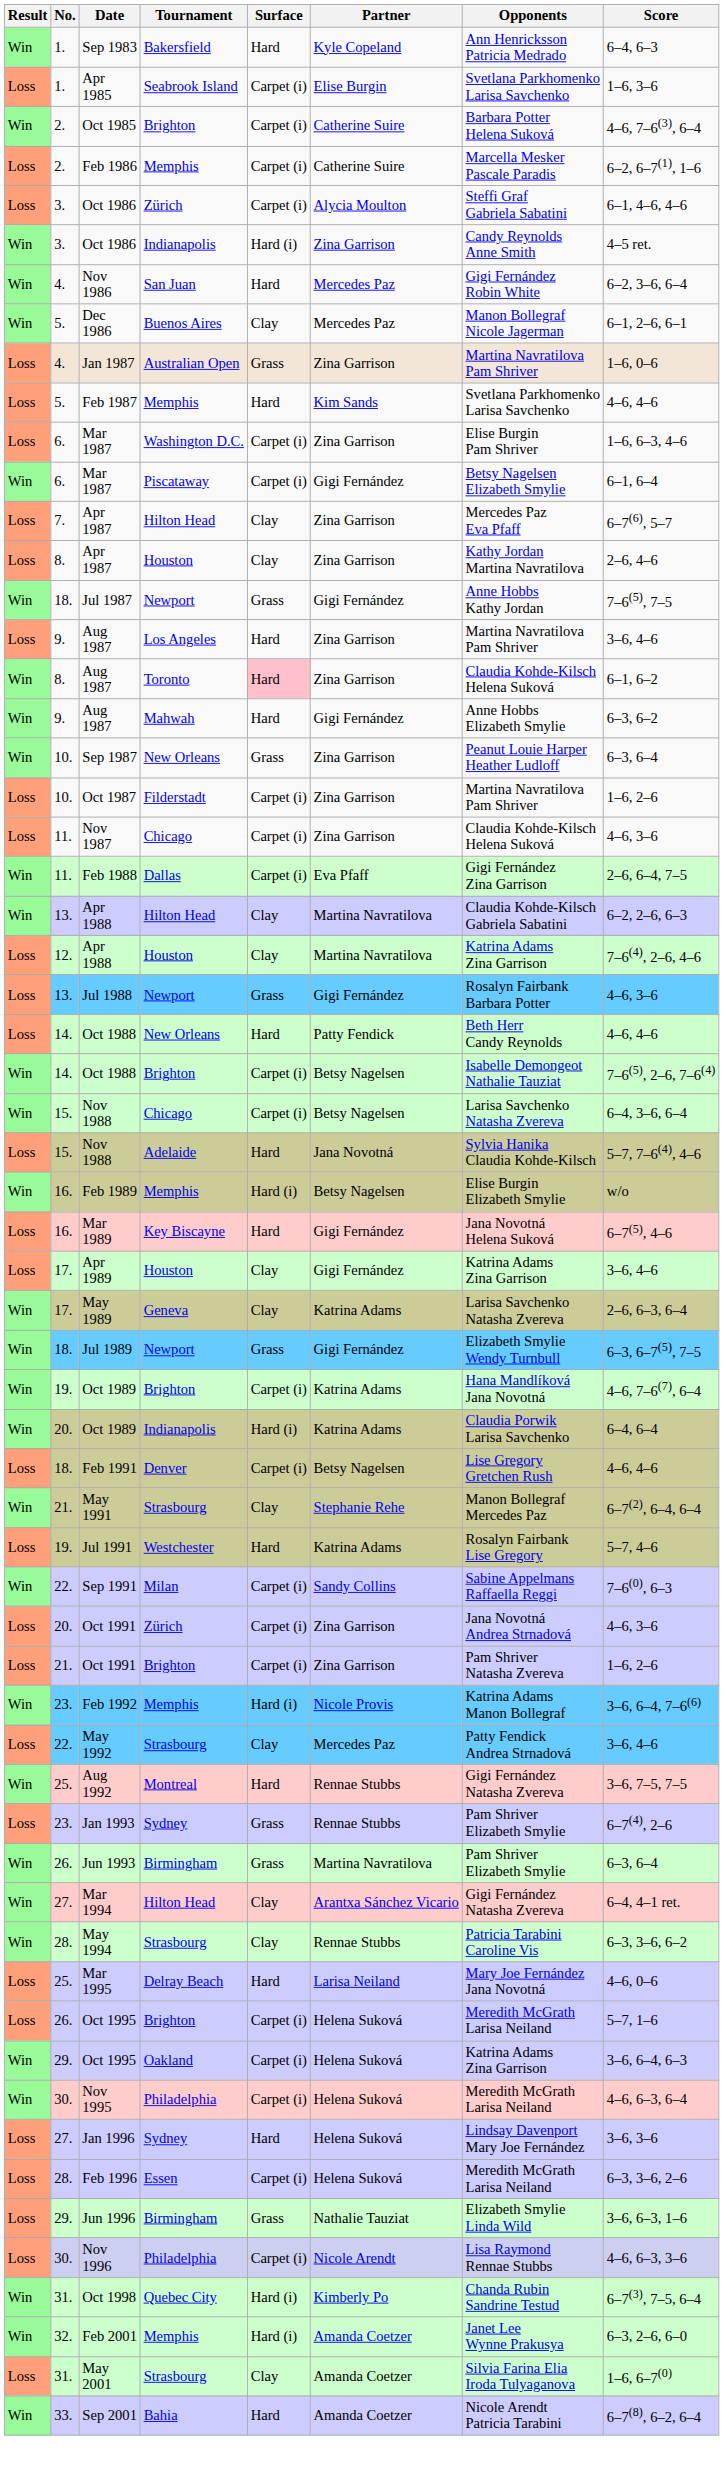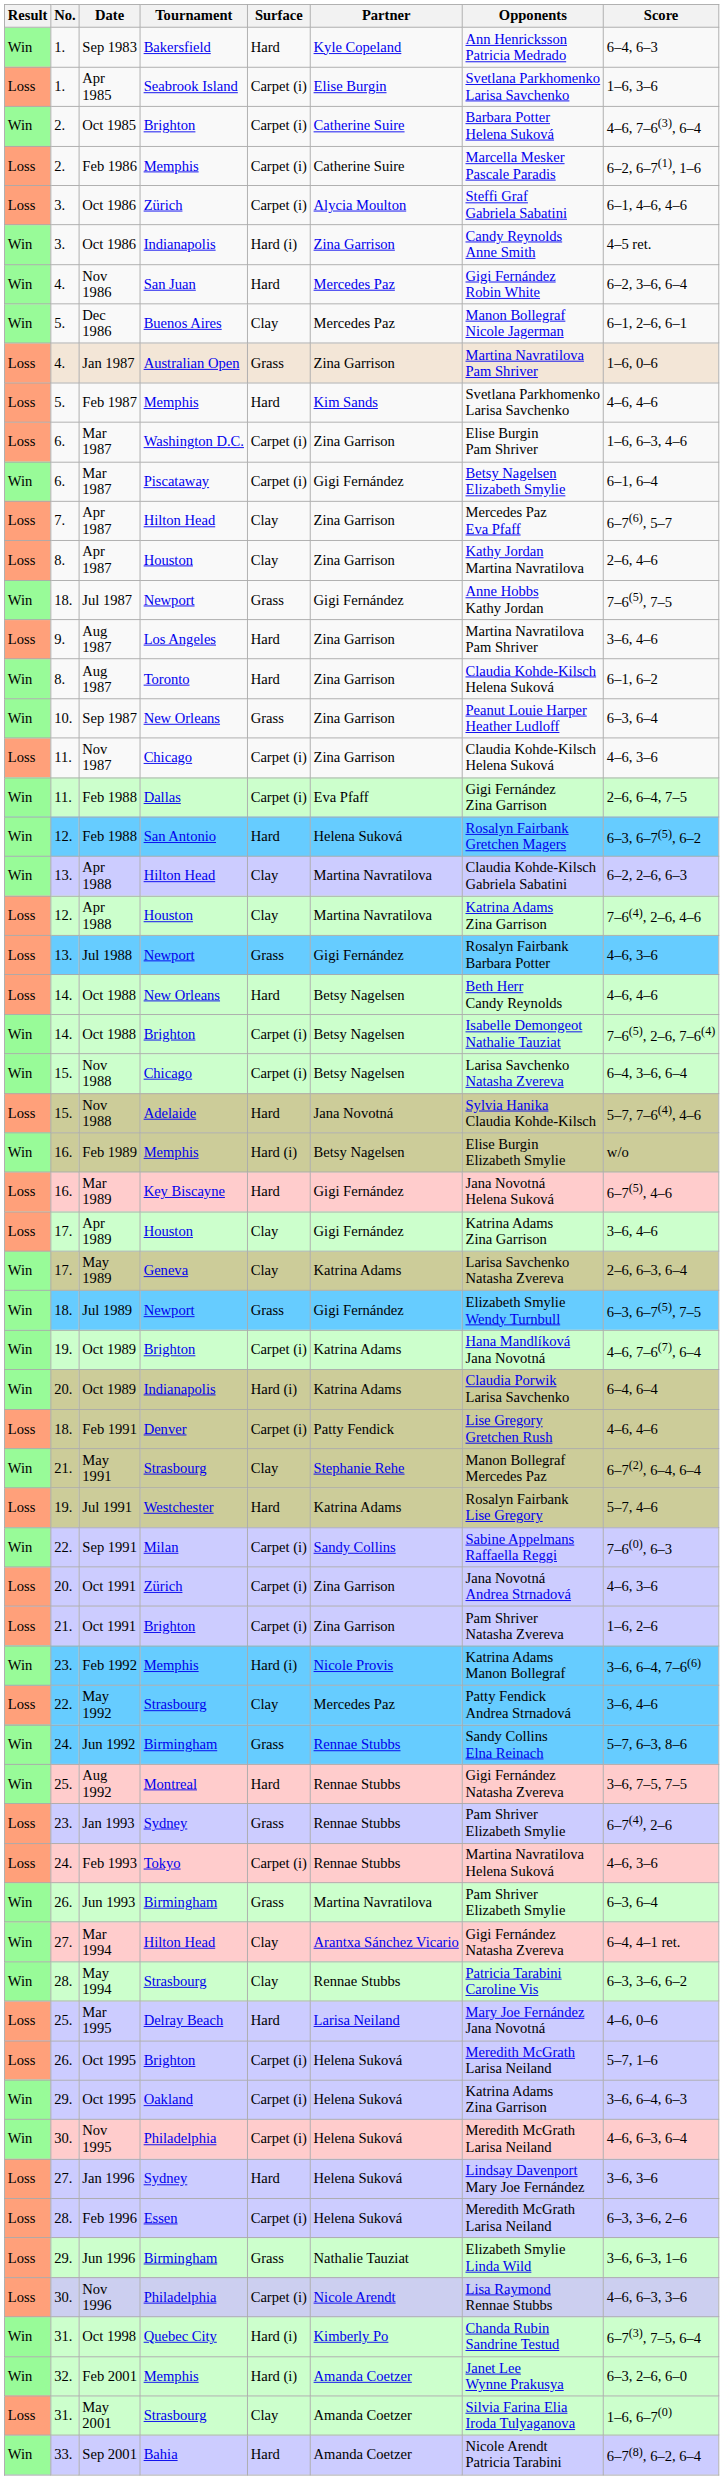(265, 678) pink background -> (265, 678) no background
- row: (97, 718)
- row: (109, 797)
+ row: (110, 836)
(354, 1034) Patty Fendick -> (359, 994) Betsy Nagelsen
(359, 1468) Betsy Nagelsen -> (354, 1428) Patty Fendick
+ row: (109, 1744)
+ row: (110, 1863)
